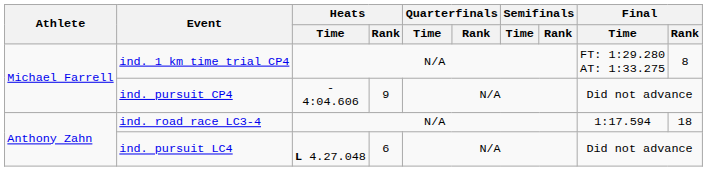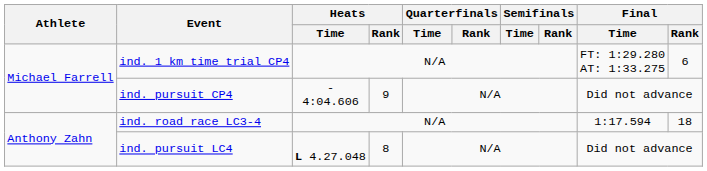(685, 61) 8 -> (685, 61) 6
(386, 149) 6 -> (386, 149) 8
